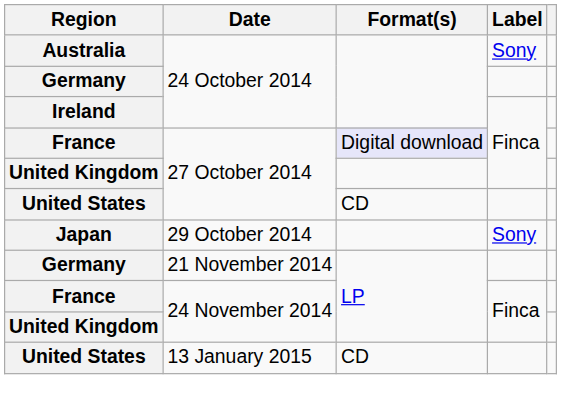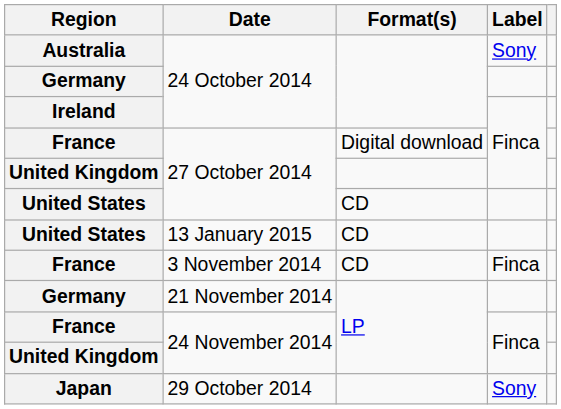(412, 142) lavender background -> (412, 142) no background
rows swapped: (84, 234) <-> (84, 357)
+ row: (84, 265)
